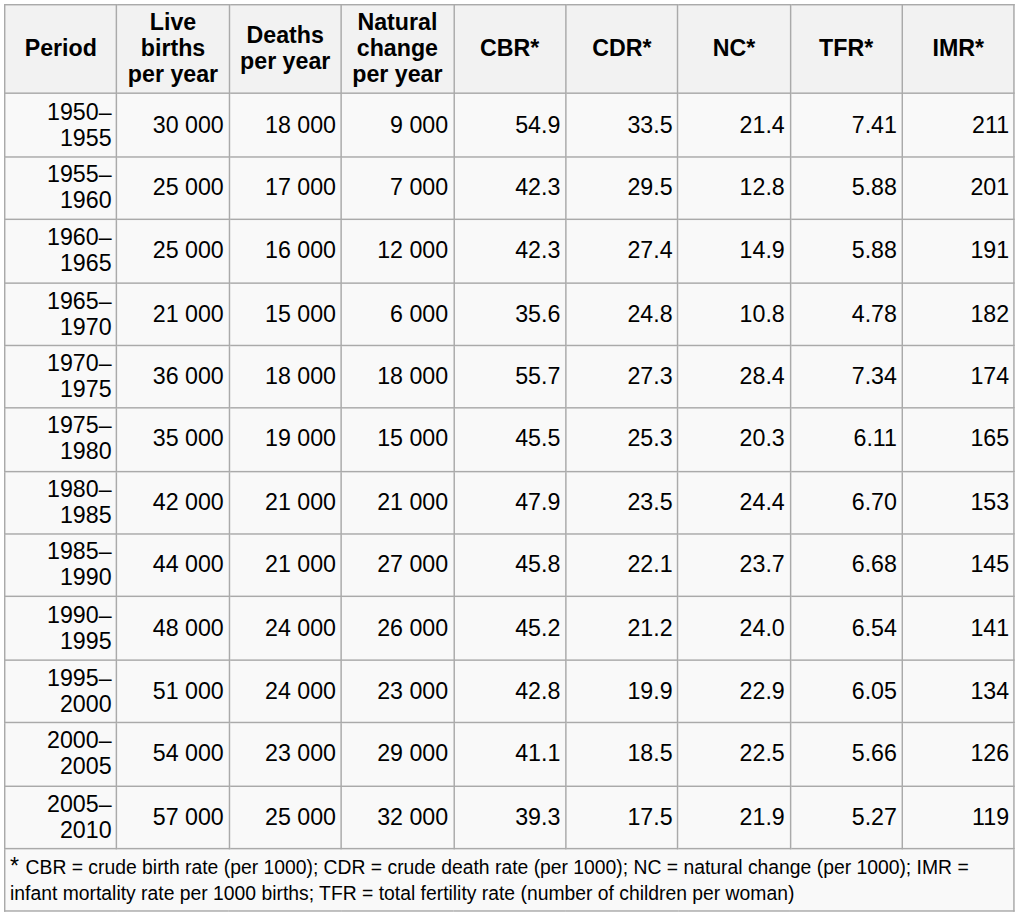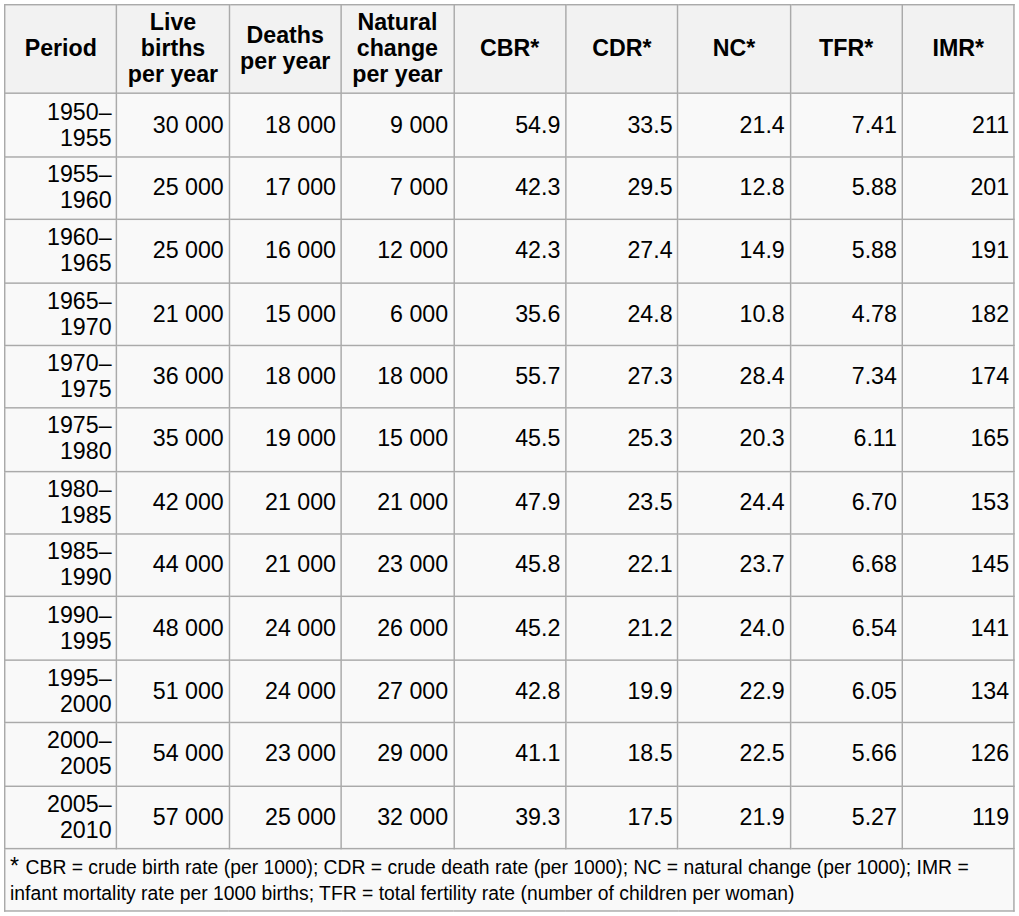(413, 565) 27 000 -> (413, 565) 23 000
(413, 690) 23 000 -> (413, 690) 27 000
